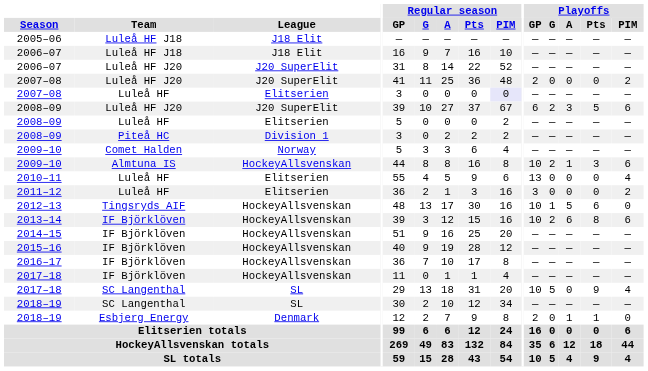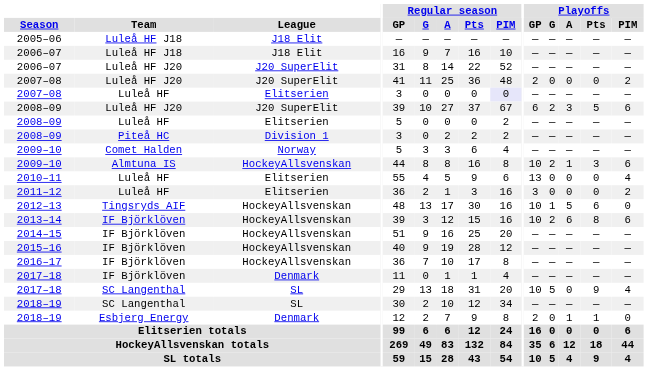(297, 276) HockeyAllsvenskan -> (297, 276) Denmark
